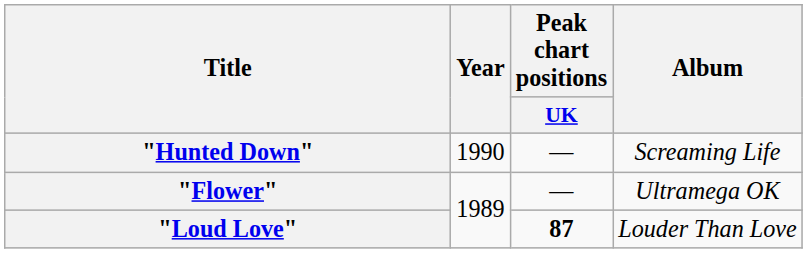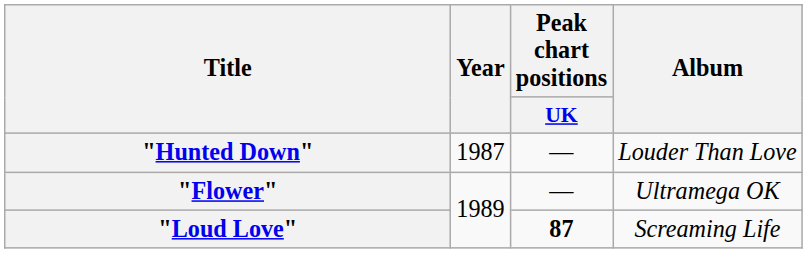(480, 152) 1990 -> (480, 152) 1987
(708, 152) Screaming Life -> (708, 152) Louder Than Love
(708, 228) Louder Than Love -> (708, 228) Screaming Life
